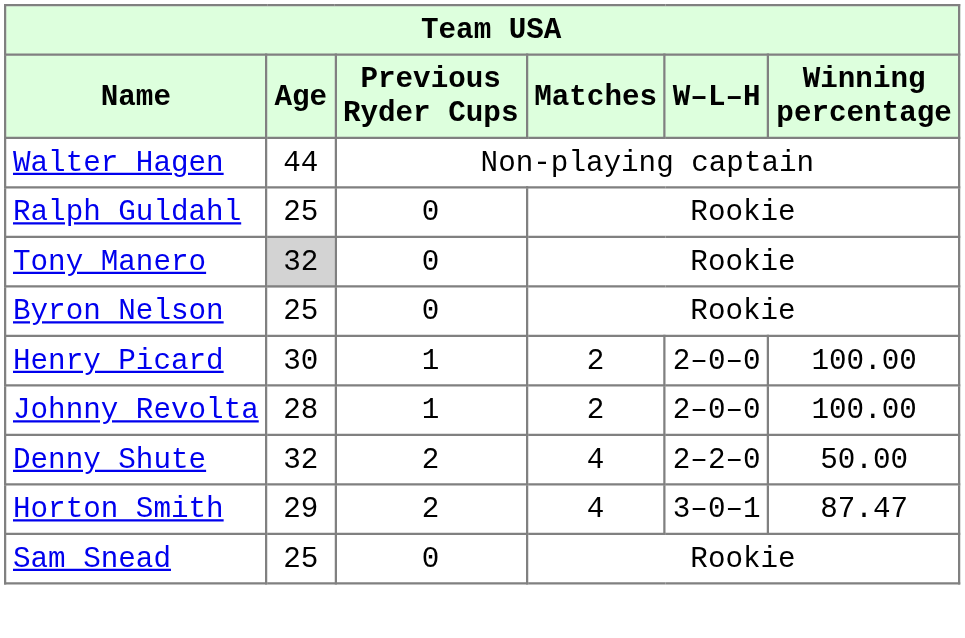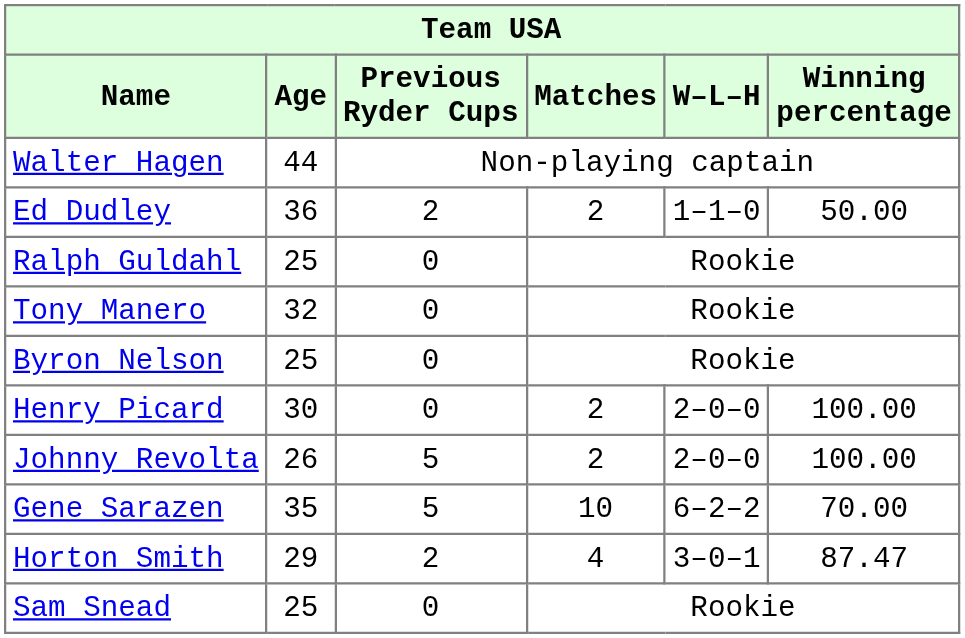+ row: (92, 212)
(301, 262) lightgrey background -> (301, 311) no background
(431, 361) 1 -> (431, 410) 0
(301, 410) 28 -> (301, 460) 26
(431, 410) 1 -> (431, 460) 5
+ row: (118, 509)
- row: (110, 460)
